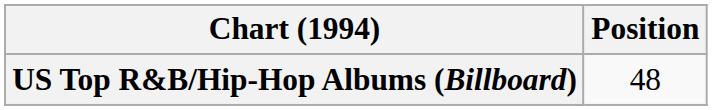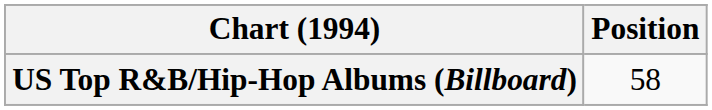(645, 79) 48 -> (645, 79) 58
